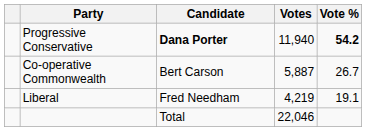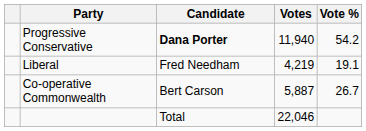(347, 39) bold -> (347, 39) normal
rows swapped: (64, 72) <-> (41, 98)
